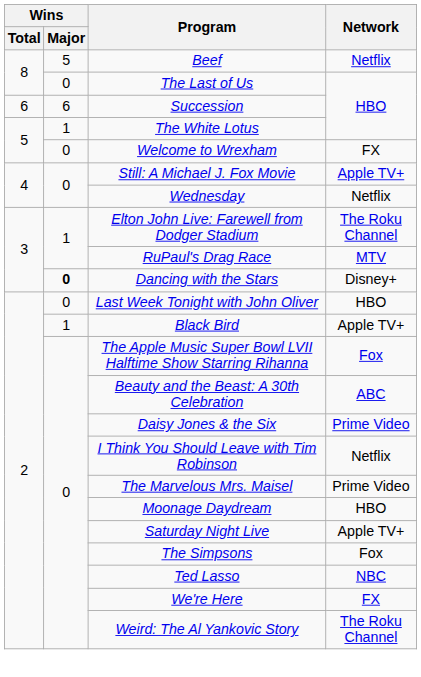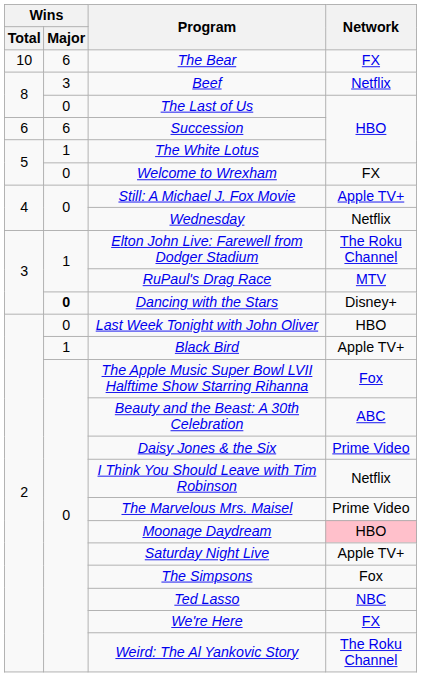+ row: (207, 60)
(66, 60) 5 -> (66, 83) 3
(371, 508) no background -> (371, 531) pink background
